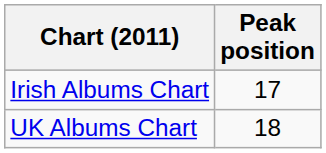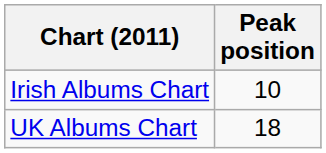(268, 89) 17 -> (268, 89) 10
